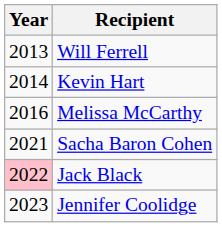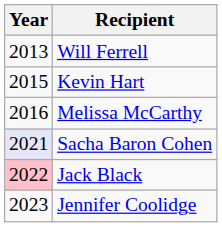(29, 81) 2014 -> (29, 81) 2015
(29, 143) no background -> (29, 143) lavender background
